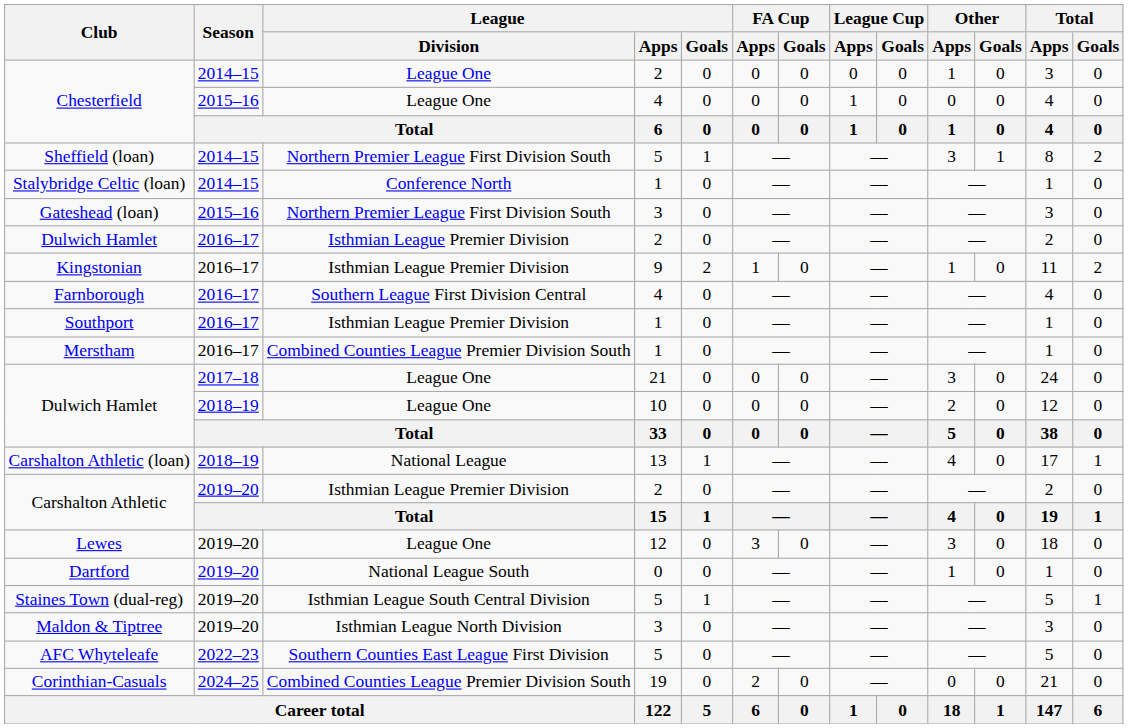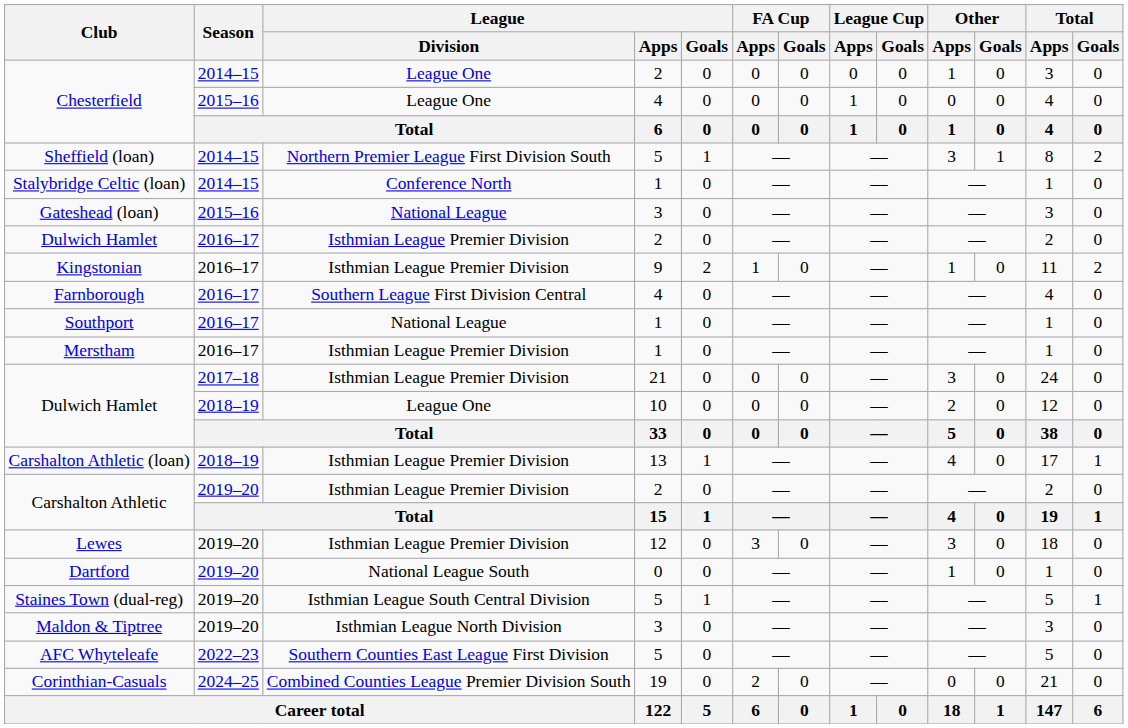(449, 211) Northern Premier League First Division South -> (449, 211) National League
(449, 322) Isthmian League Premier Division -> (449, 322) National League
(449, 350) Combined Counties League Premier Division South -> (449, 350) Isthmian League Premier Division
(449, 377) League One -> (449, 377) Isthmian League Premier Division
(449, 460) National League -> (449, 460) Isthmian League Premier Division
(449, 543) League One -> (449, 543) Isthmian League Premier Division
